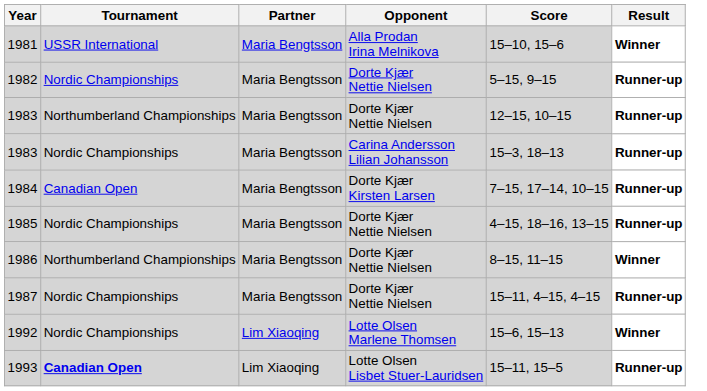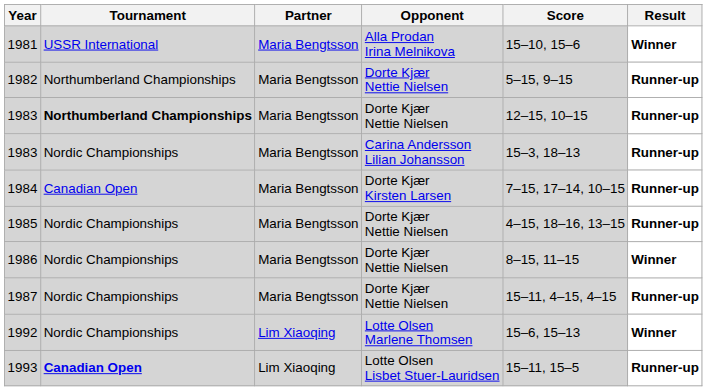(111, 80) Nordic Championships -> (140, 80) Northumberland Championships
(140, 116) normal -> (148, 116) bold
(140, 260) Northumberland Championships -> (111, 260) Nordic Championships
